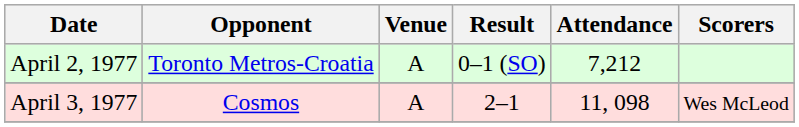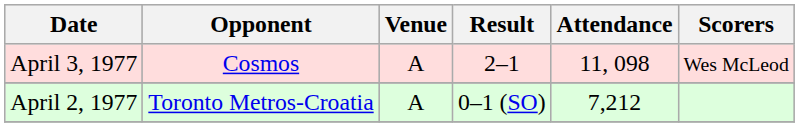rows swapped: (74, 63) <-> (74, 102)
